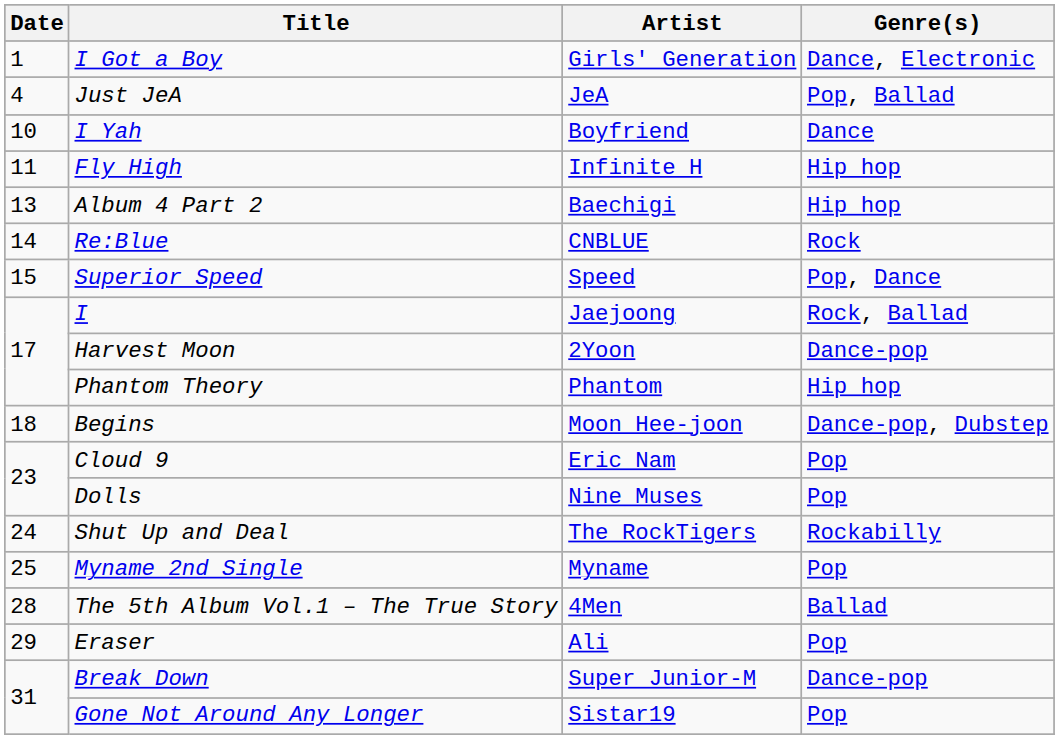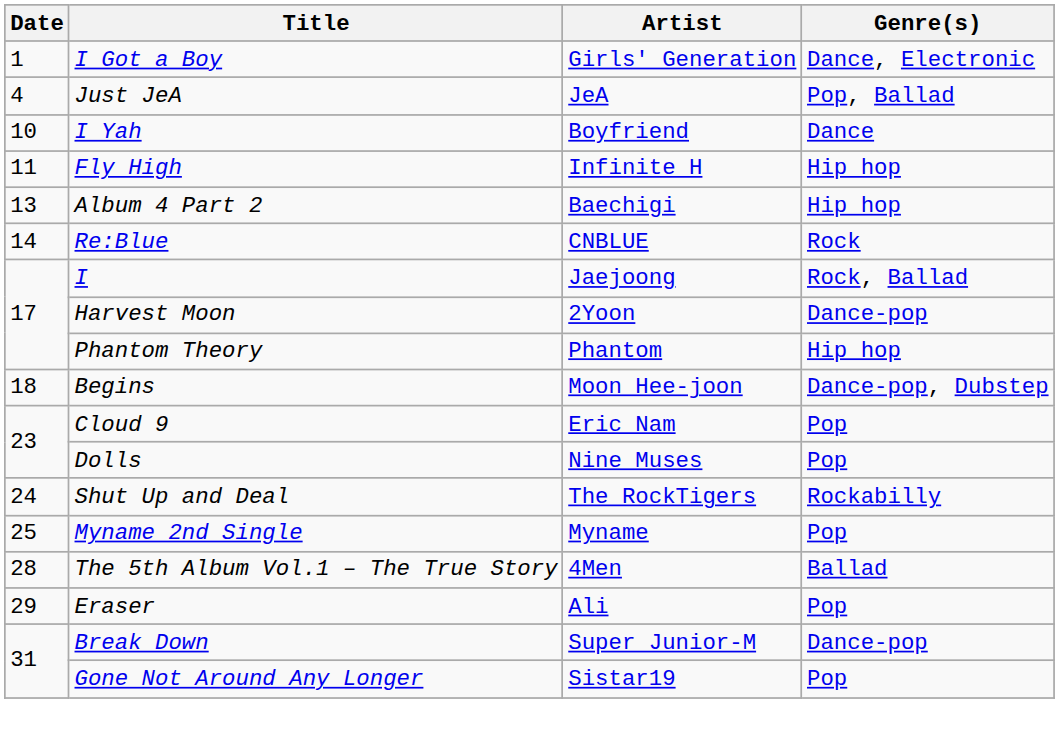- row: (168, 278)
